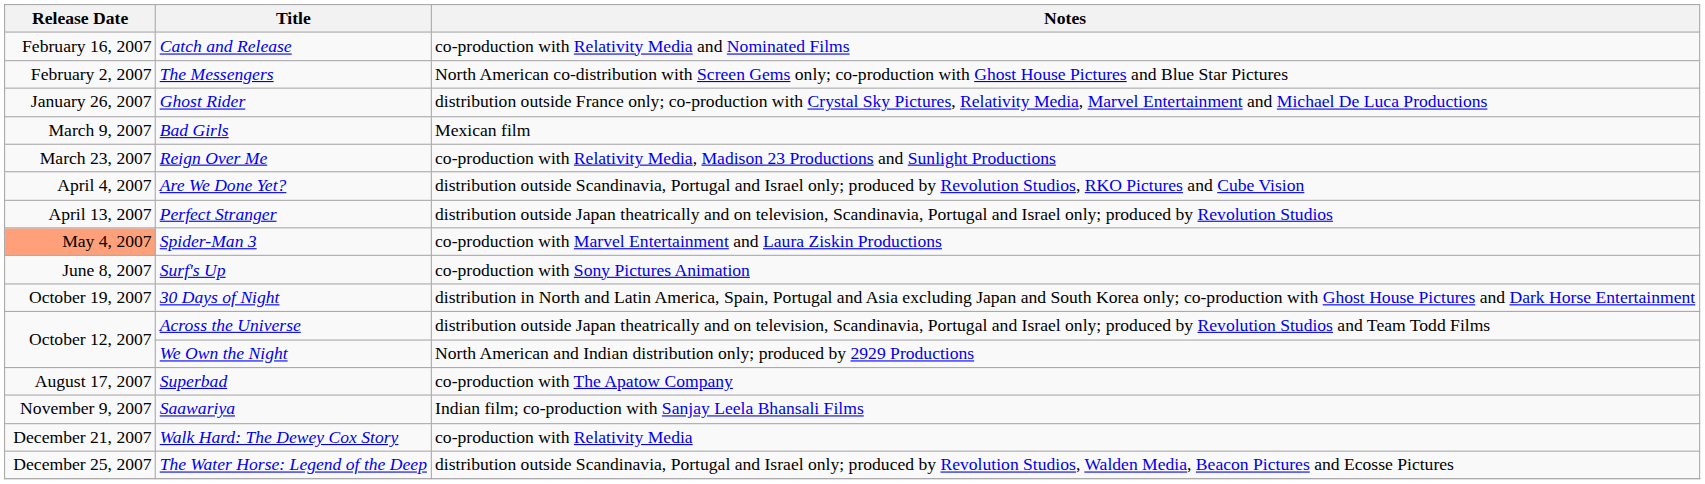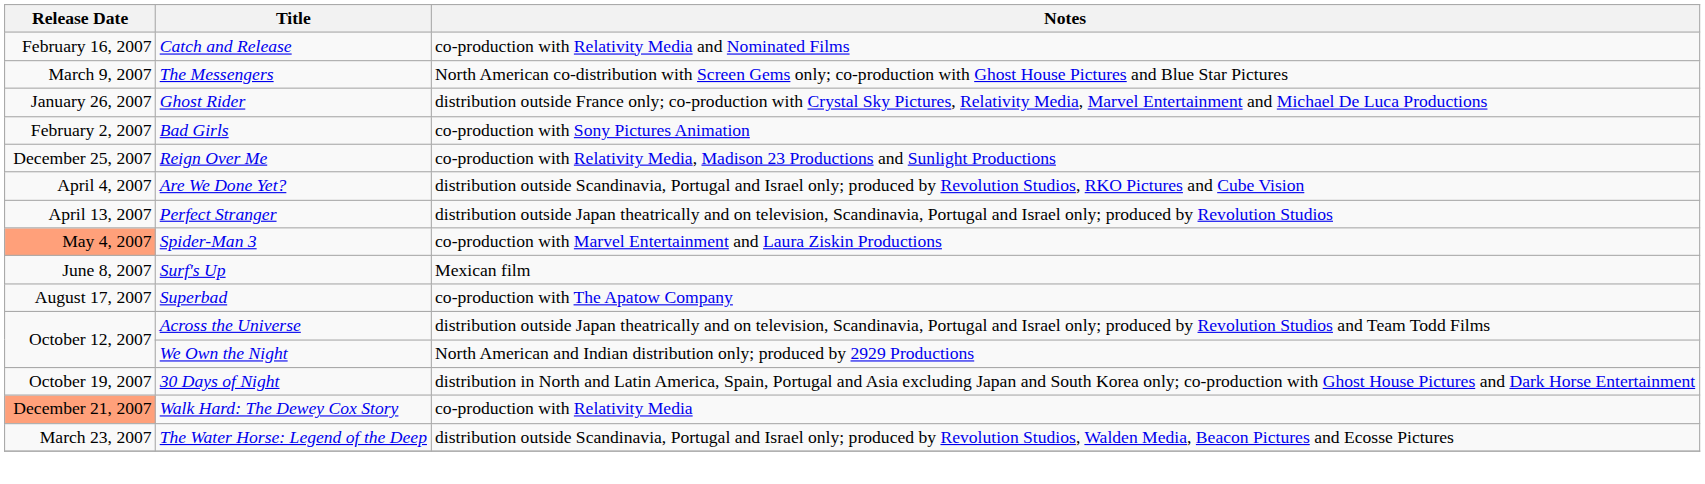(91, 74) February 2, 2007 -> (100, 74) March 9, 2007
(100, 130) March 9, 2007 -> (91, 130) February 2, 2007
(483, 130) Mexican film -> (592, 130) co-production with Sony Pictures Animation
(96, 158) March 23, 2007 -> (82, 158) December 25, 2007
(592, 269) co-production with Sony Pictures Animation -> (483, 269) Mexican film
rows swapped: (193, 381) <-> (220, 297)
- row: (197, 409)
(82, 437) no background -> (82, 409) lightsalmon background
(82, 465) December 25, 2007 -> (96, 437) March 23, 2007
